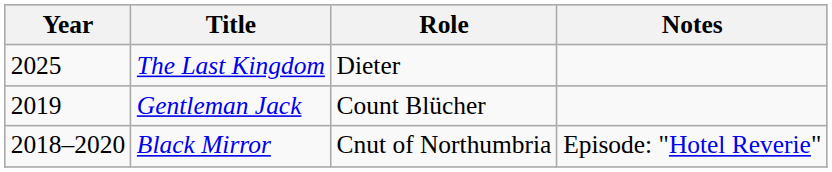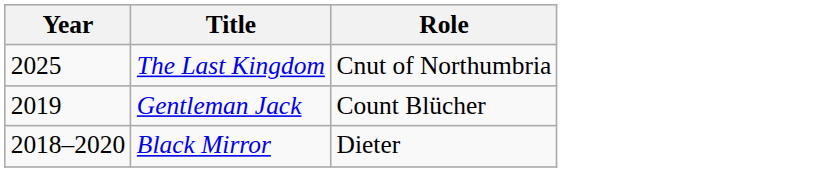- column: (692, 24)
(368, 65) Dieter -> (444, 65) Cnut of Northumbria
(444, 145) Cnut of Northumbria -> (368, 145) Dieter
